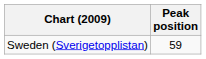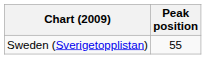(176, 44) 59 -> (176, 44) 55
